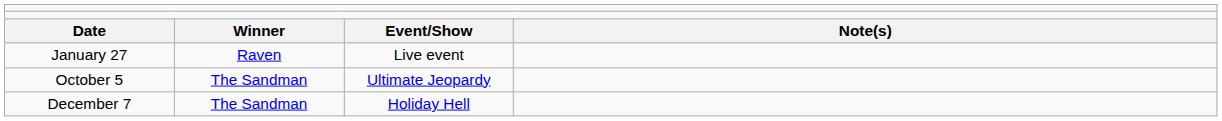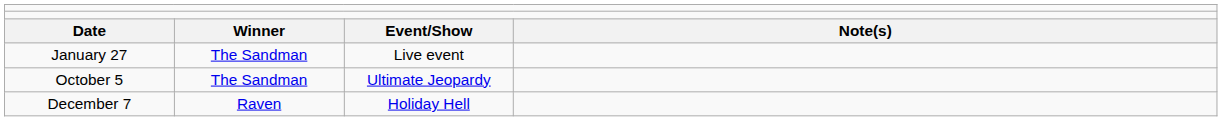(259, 55) Raven -> (259, 55) The Sandman
(259, 103) The Sandman -> (259, 103) Raven
